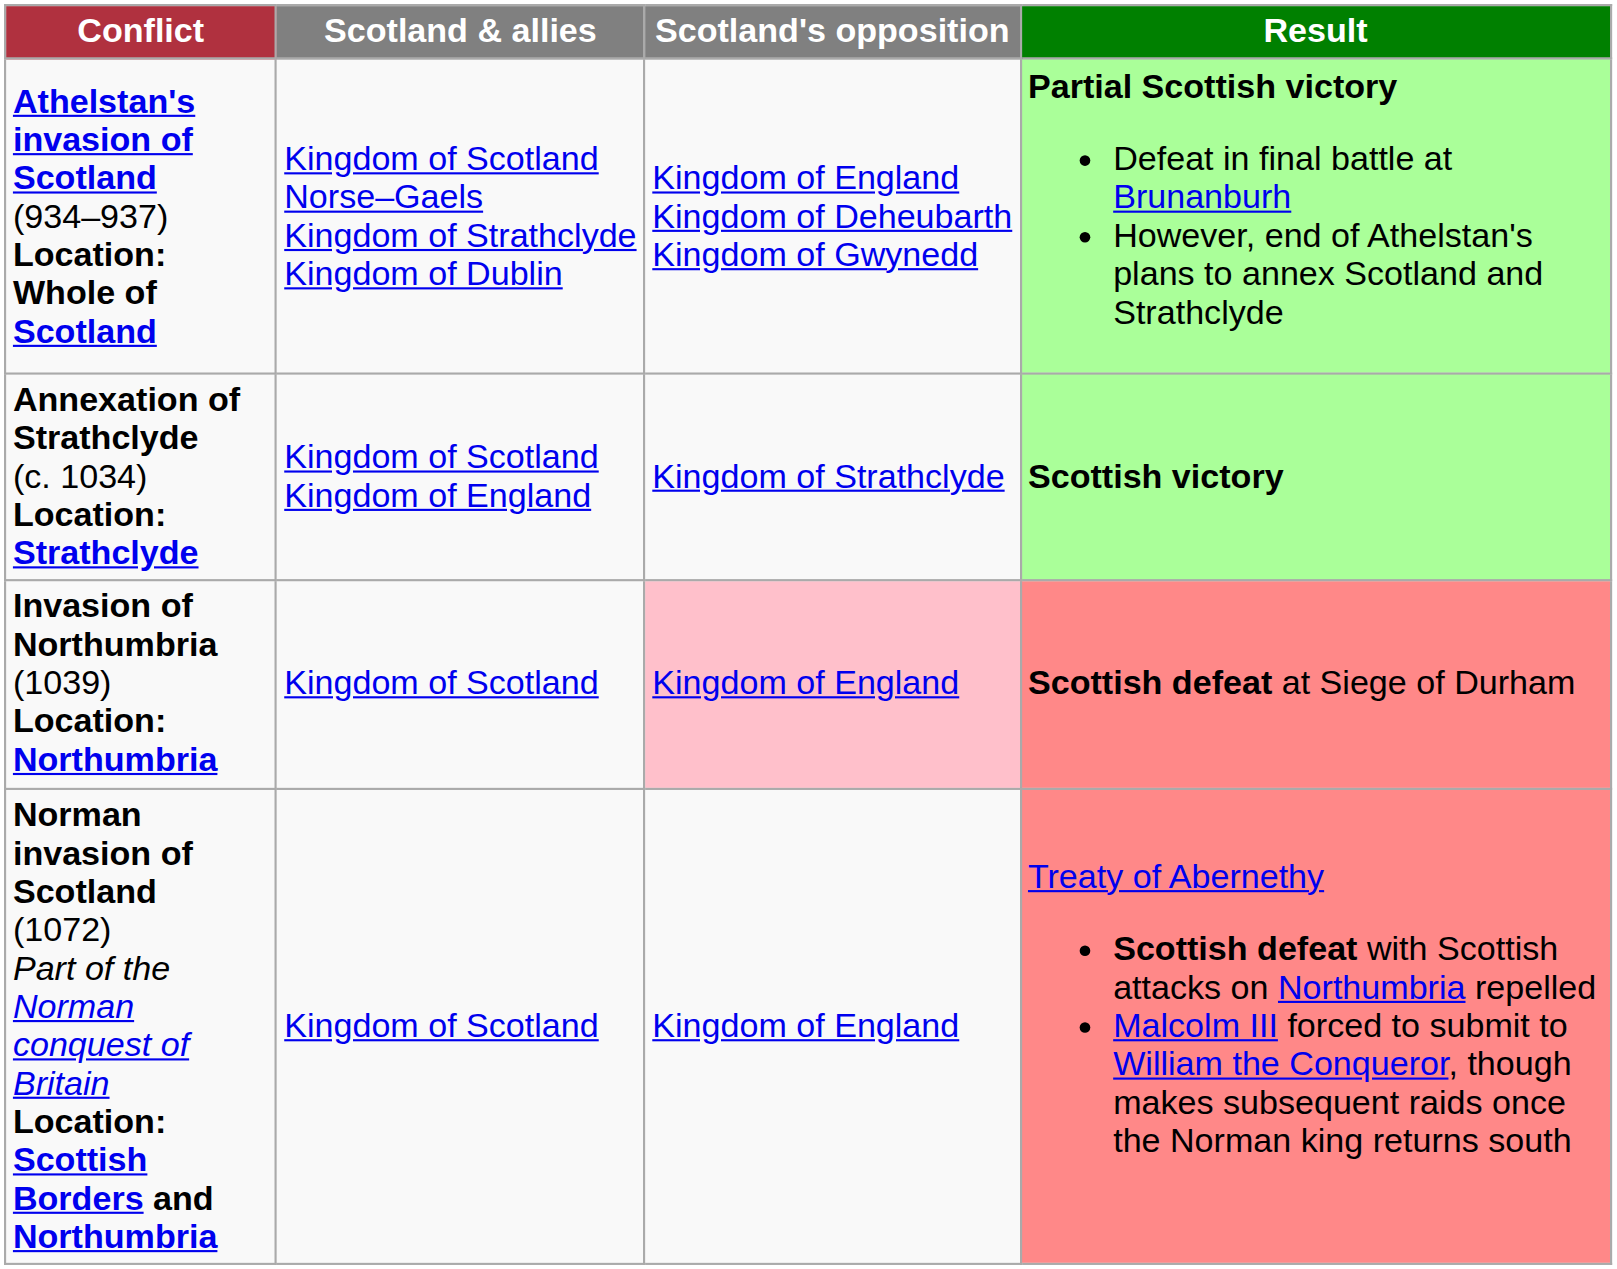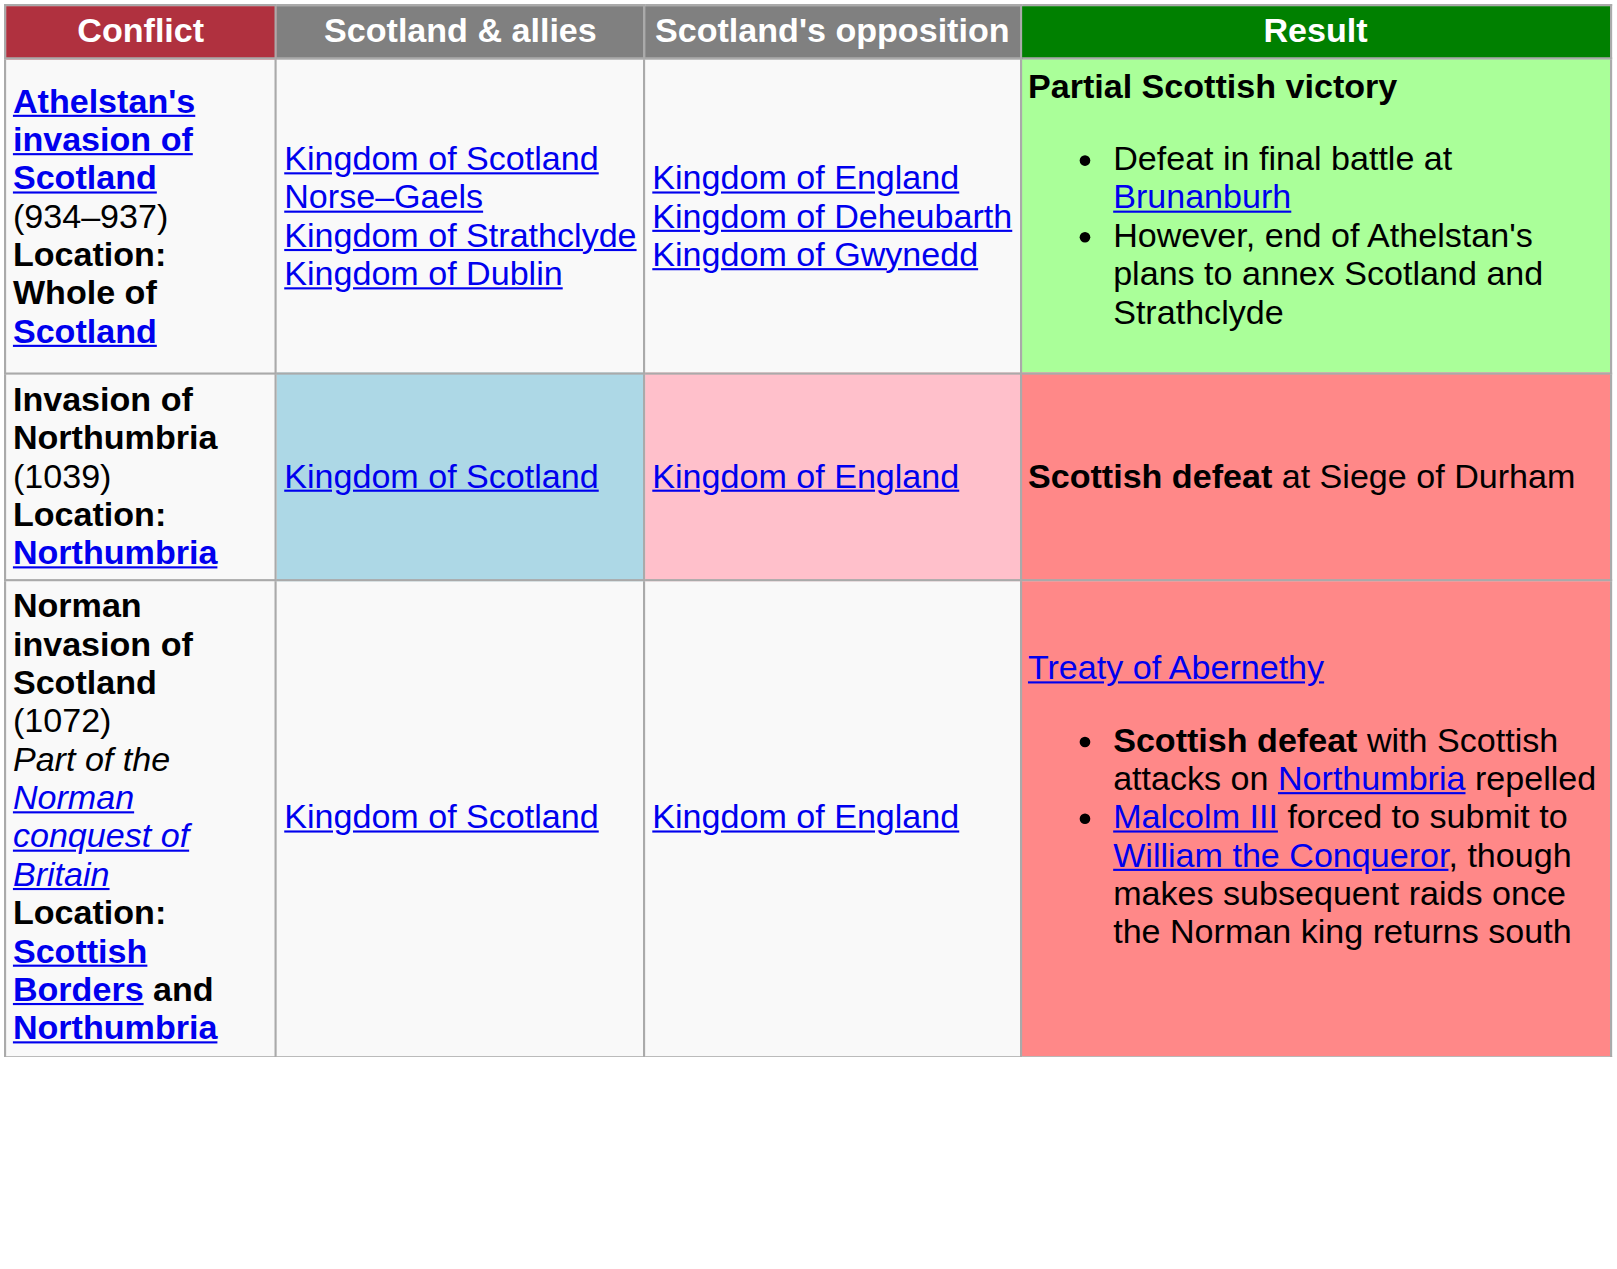- row: (127, 476)
(441, 683) no background -> (441, 476) lightblue background
